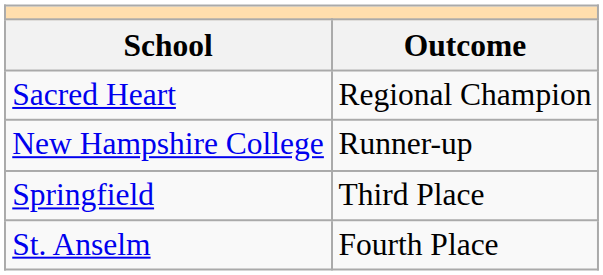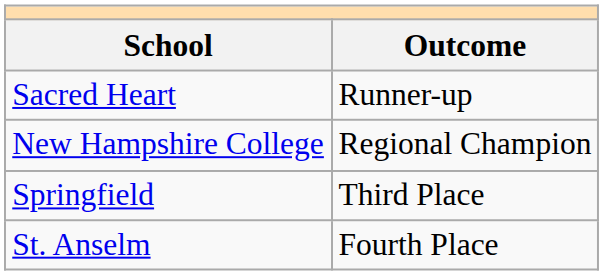(465, 94) Regional Champion -> (405, 94) Runner-up
(405, 144) Runner-up -> (465, 144) Regional Champion
